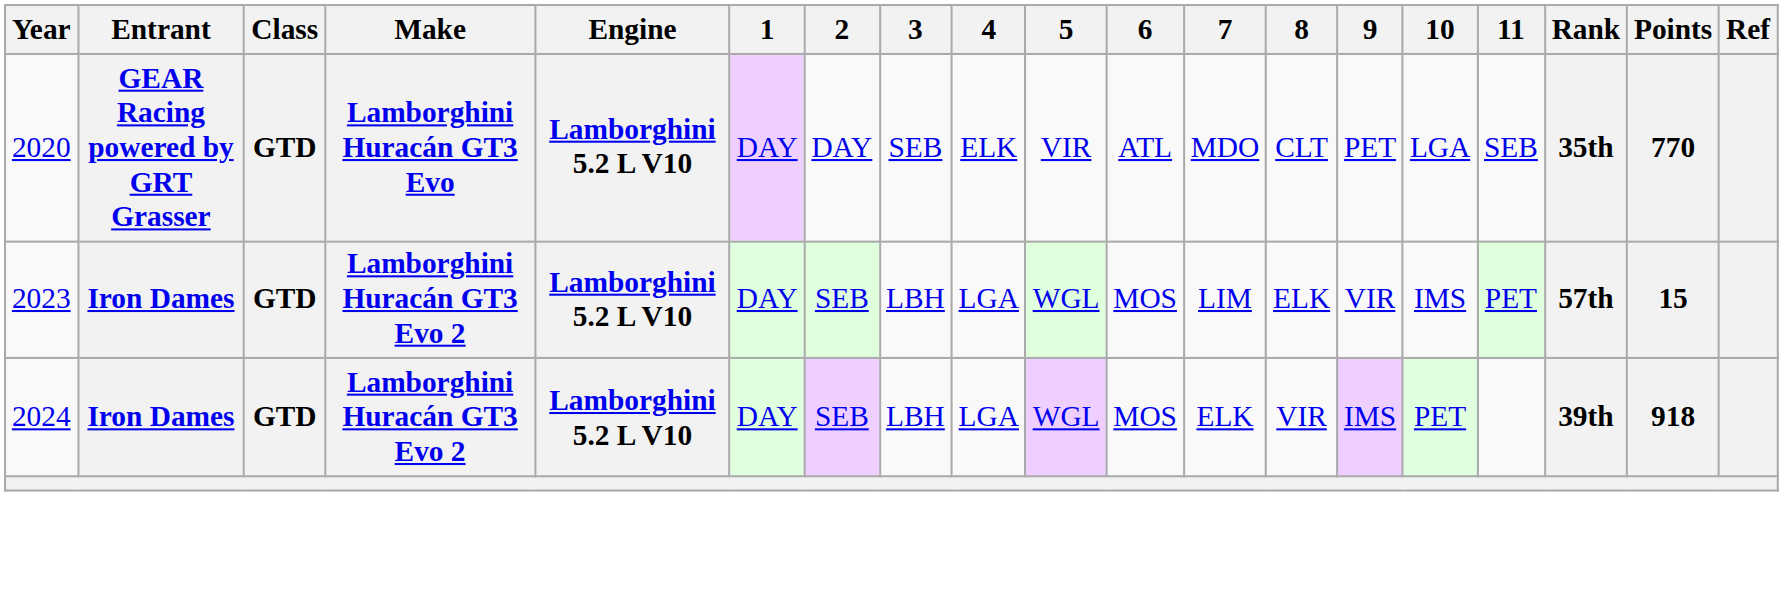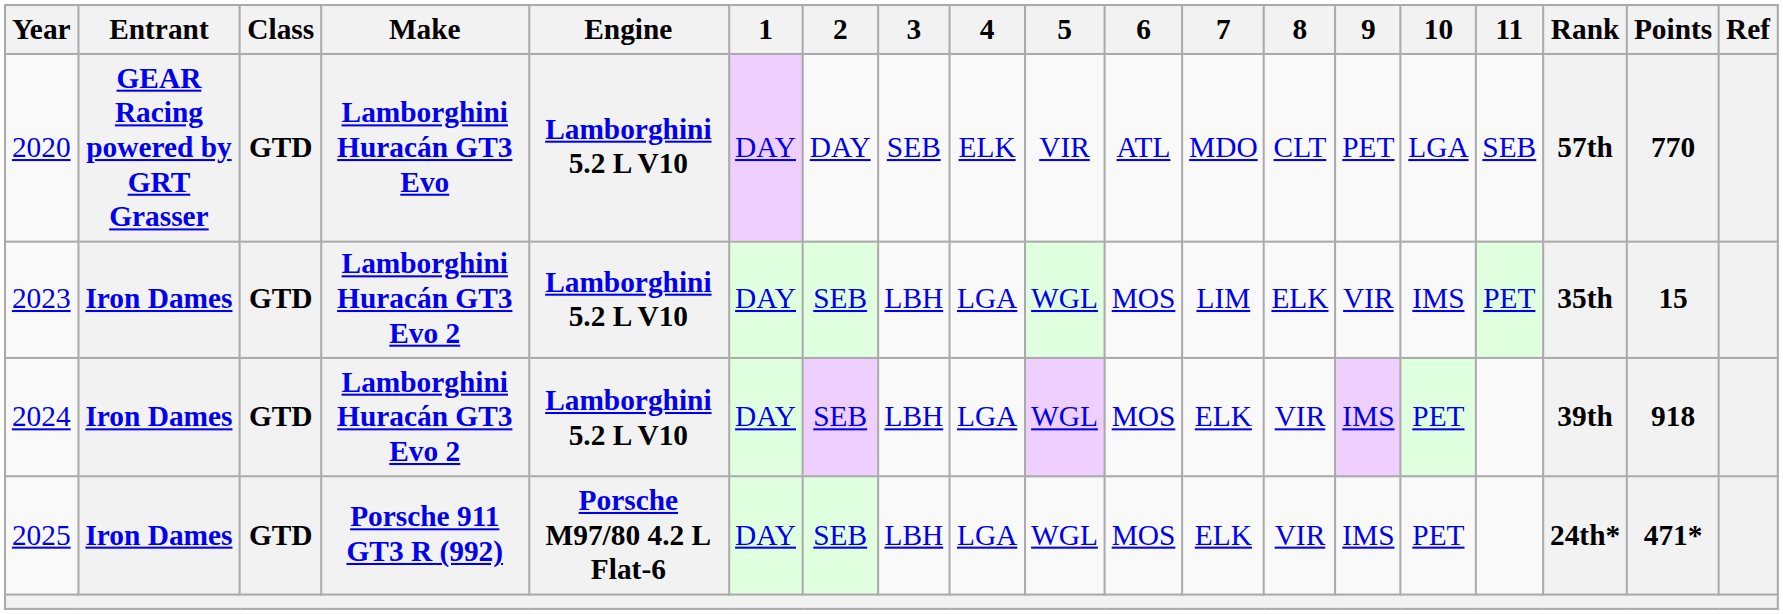(1586, 146) 35th -> (1585, 146) 57th
(1586, 299) 57th -> (1585, 299) 35th
+ row: (41, 535)
